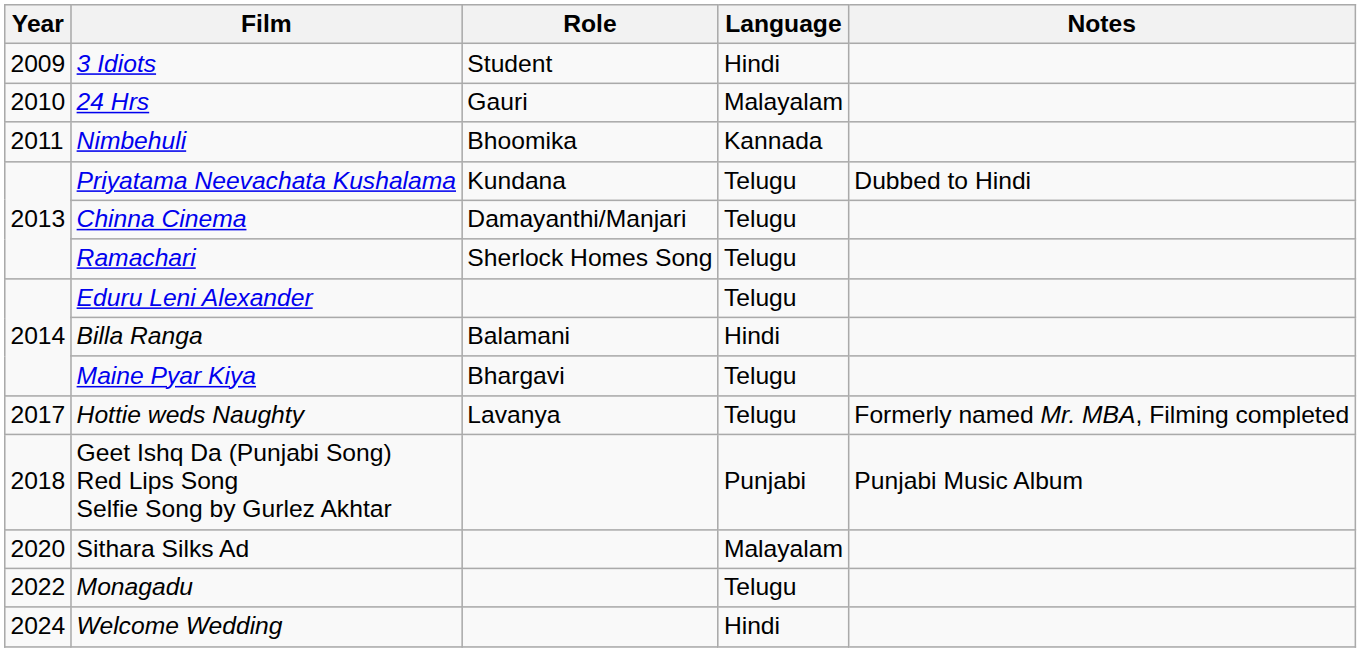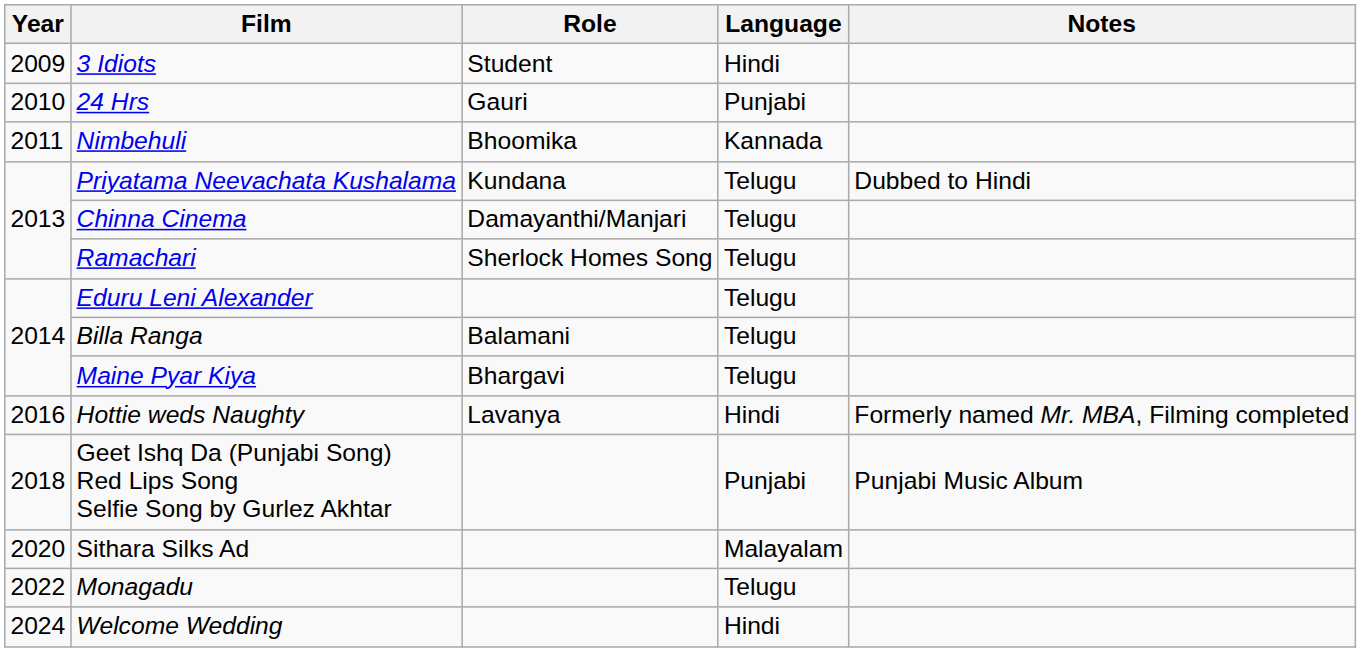(783, 102) Malayalam -> (765, 102) Punjabi
(752, 336) Hindi -> (760, 336) Telugu
(38, 414) 2017 -> (38, 414) 2016
(760, 414) Telugu -> (752, 414) Hindi
